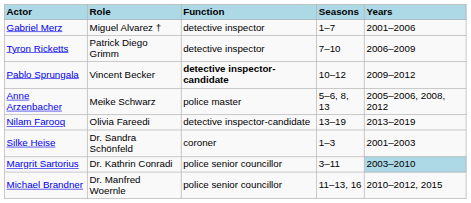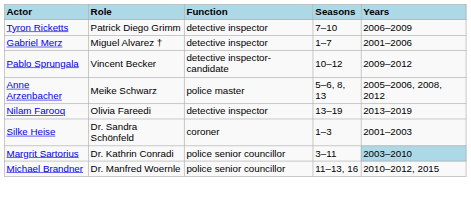rows swapped: (34, 27) <-> (37, 48)
(229, 75) bold -> (229, 64) normal
(247, 122) detective inspector-candidate -> (227, 111) detective inspector
